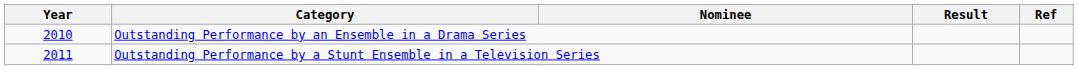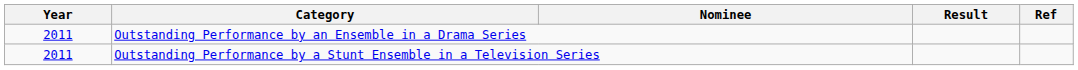(58, 34) 2010 -> (58, 34) 2011
